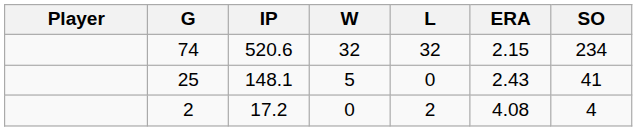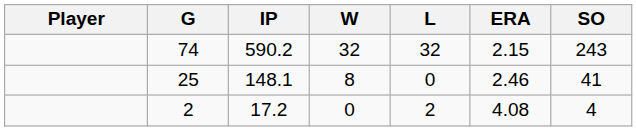(269, 49) 520.6 -> (269, 49) 590.2
(591, 49) 234 -> (591, 49) 243
(349, 79) 5 -> (349, 79) 8
(511, 79) 2.43 -> (511, 79) 2.46
